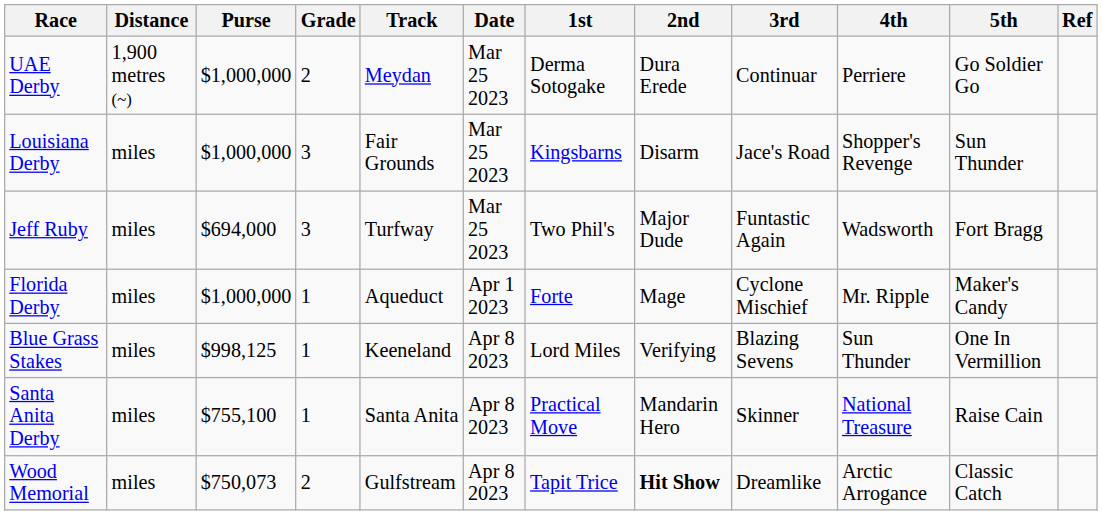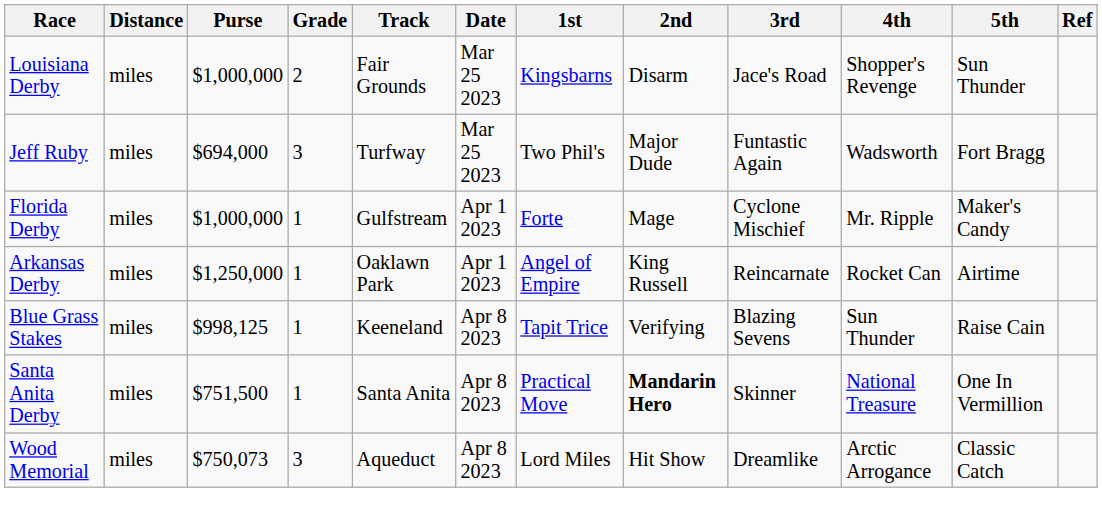- row: (34, 75)
(306, 152) 3 -> (297, 75) 2
(404, 295) Aqueduct -> (402, 218) Gulfstream
+ row: (47, 273)
(575, 350) Lord Miles -> (564, 327) Tapit Trice
(998, 350) One In Vermillion -> (1001, 327) Raise Cain
(238, 416) $755,100 -> (230, 393) $751,500
(679, 416) normal -> (672, 393) bold
(999, 416) Raise Cain -> (1000, 393) One In Vermillion
(306, 482) 2 -> (297, 459) 3
(410, 482) Gulfstream -> (396, 459) Aqueduct
(574, 482) Tapit Trice -> (565, 459) Lord Miles
(680, 482) bold -> (667, 459) normal
